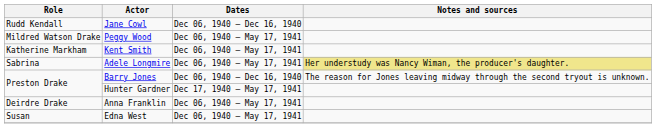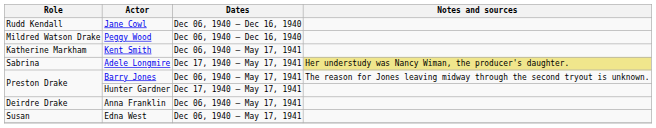(238, 37) Dec 06, 1940 – May 17, 1941 -> (238, 37) Dec 06, 1940 – Dec 16, 1940
(238, 63) Dec 06, 1940 – May 17, 1941 -> (238, 63) Dec 17, 1940 – May 17, 1941
(238, 76) Dec 06, 1940 – Dec 16, 1940 -> (238, 76) Dec 06, 1940 – May 17, 1941
